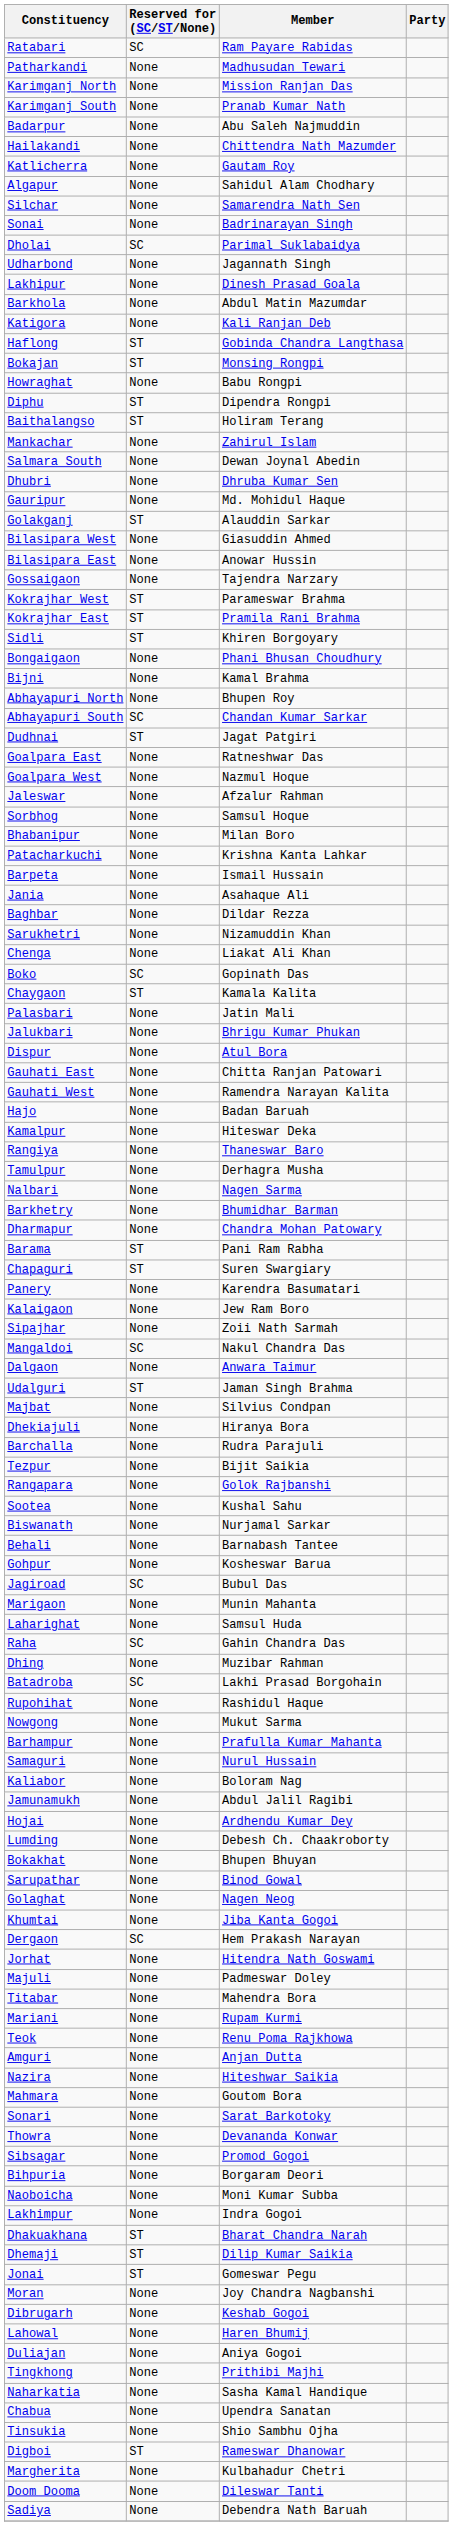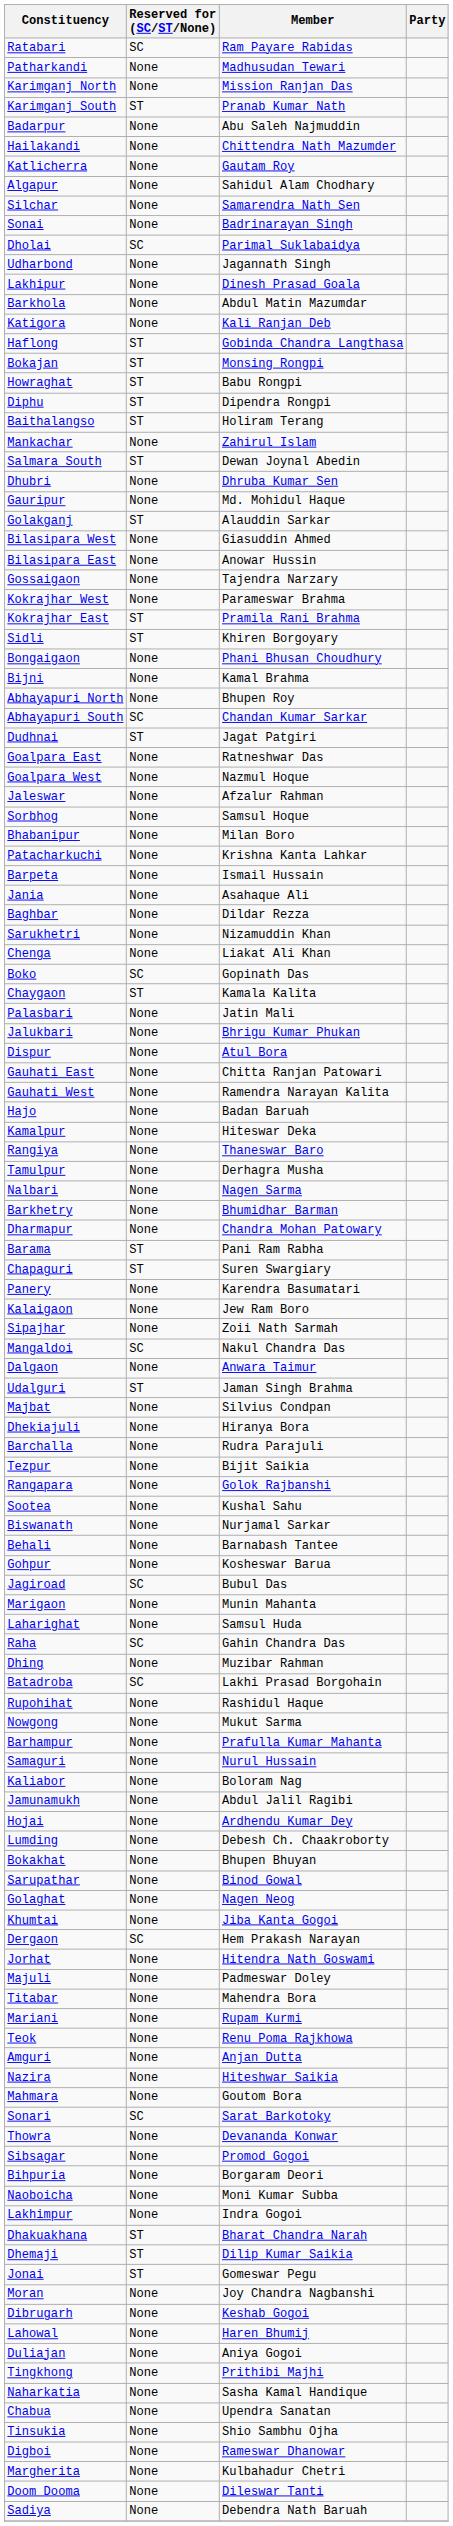(144, 107) None -> (136, 107) ST
(144, 383) None -> (136, 383) ST
(144, 462) None -> (136, 462) ST
(136, 600) ST -> (144, 600) None
(144, 2117) None -> (136, 2117) SC
(136, 2452) ST -> (144, 2452) None
